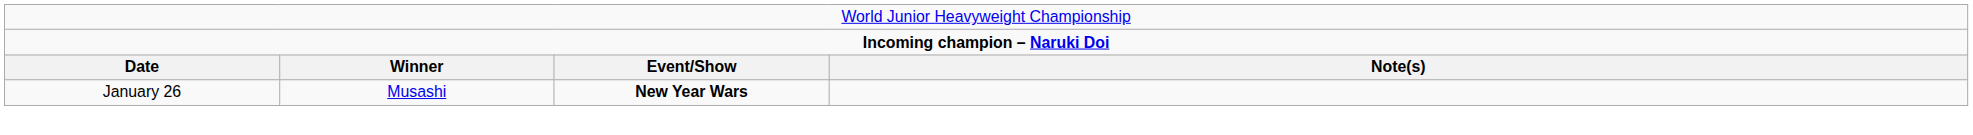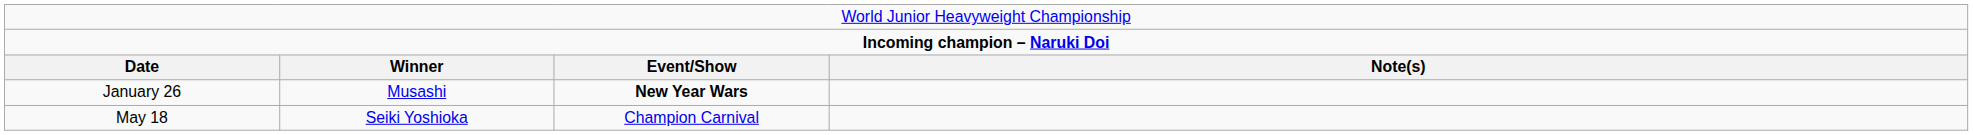+ row: (142, 117)
